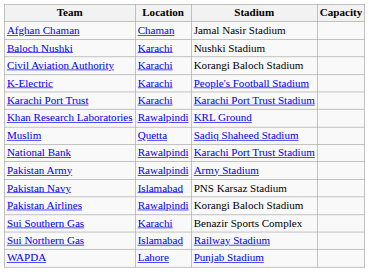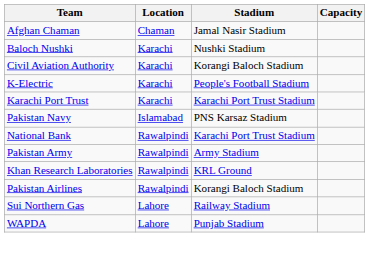rows swapped: (70, 118) <-> (39, 188)
- row: (24, 135)
- row: (46, 223)
(160, 240) Islamabad -> (153, 205) Lahore
